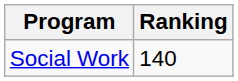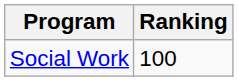(158, 57) 140 -> (158, 57) 100
